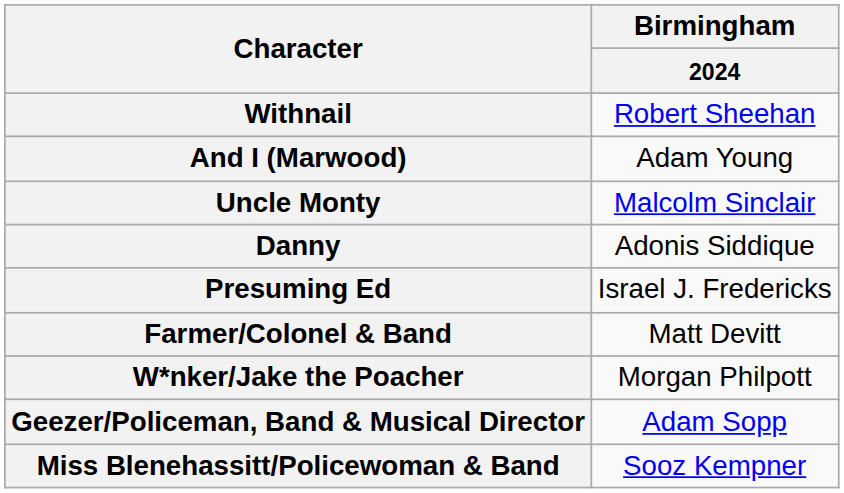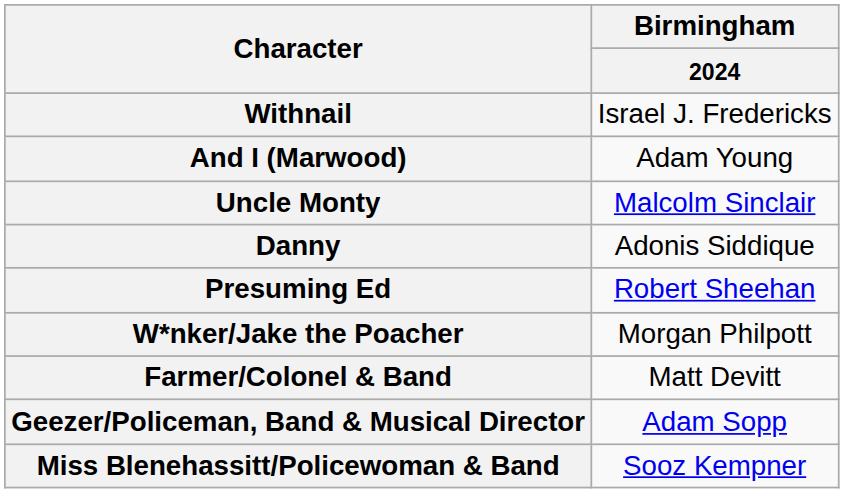(715, 114) Robert Sheehan -> (715, 114) Israel J. Fredericks
(715, 289) Israel J. Fredericks -> (715, 289) Robert Sheehan
rows swapped: (298, 377) <-> (298, 333)
